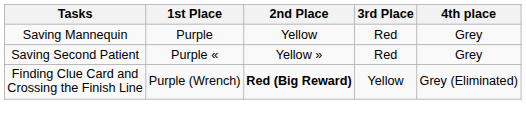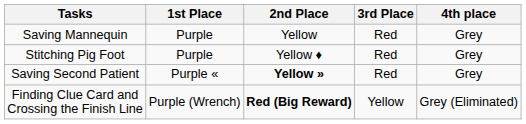+ row: (75, 54)
(299, 54) normal -> (299, 74) bold
